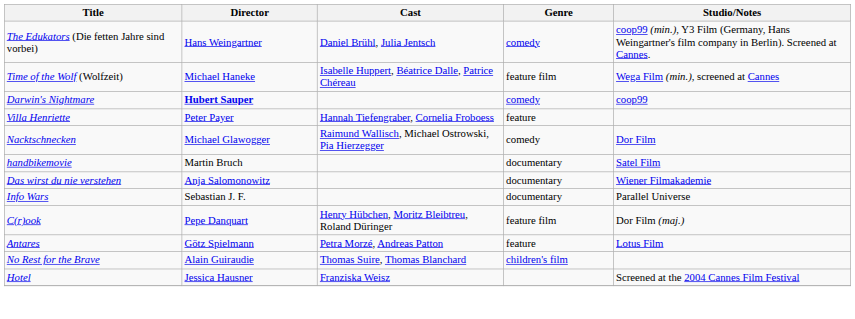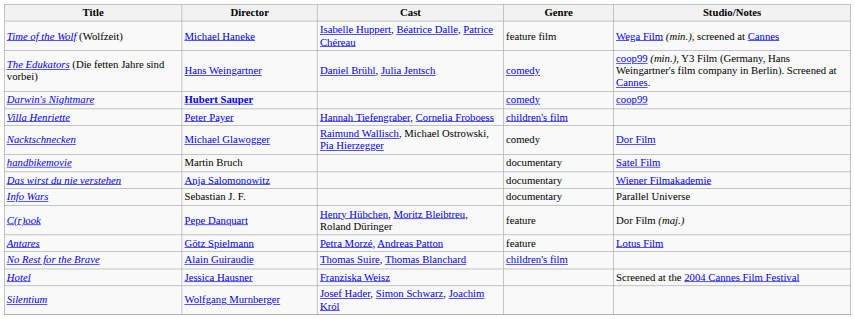rows swapped: (65, 77) <-> (86, 42)
(521, 117) feature -> (537, 117) children's film
(531, 220) feature film -> (521, 220) feature
+ row: (27, 300)
